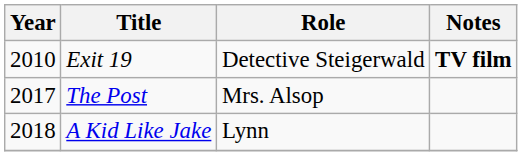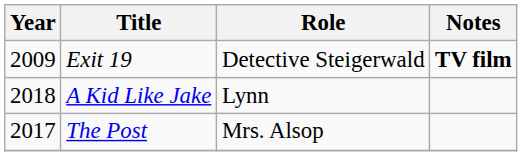(33, 58) 2010 -> (33, 58) 2009
rows swapped: (107, 95) <-> (139, 131)
